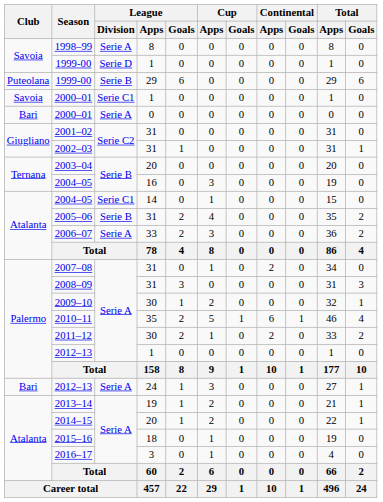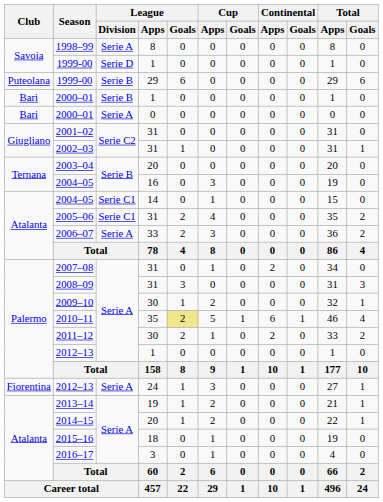(28, 98) Savoia -> (29, 98) Bari
(116, 98) Serie C1 -> (117, 98) Serie B
(116, 217) Serie B -> (117, 217) Serie C1
(181, 319) no background -> (183, 319) khaki background
(28, 387) Bari -> (29, 387) Fiorentina
